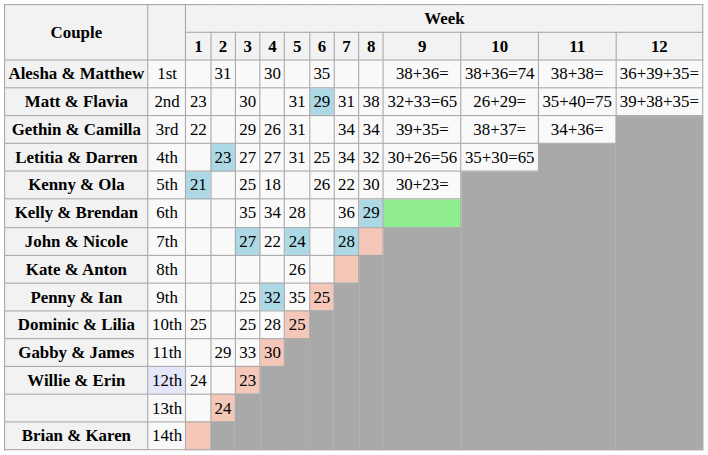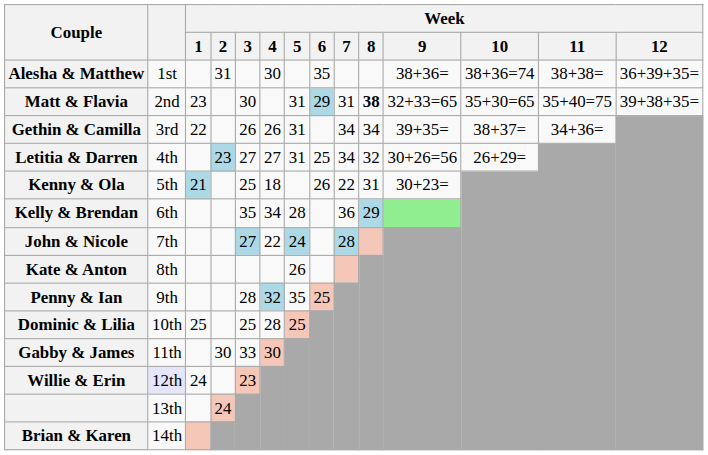(371, 102) normal -> (371, 102) bold
(500, 102) 26+29= -> (500, 102) 35+30=65
(248, 129) 29 -> (248, 129) 26
(500, 157) 35+30=65 -> (500, 157) 26+29=
(371, 185) 30 -> (371, 185) 31
(248, 296) 25 -> (248, 296) 28
(223, 352) 29 -> (223, 352) 30
